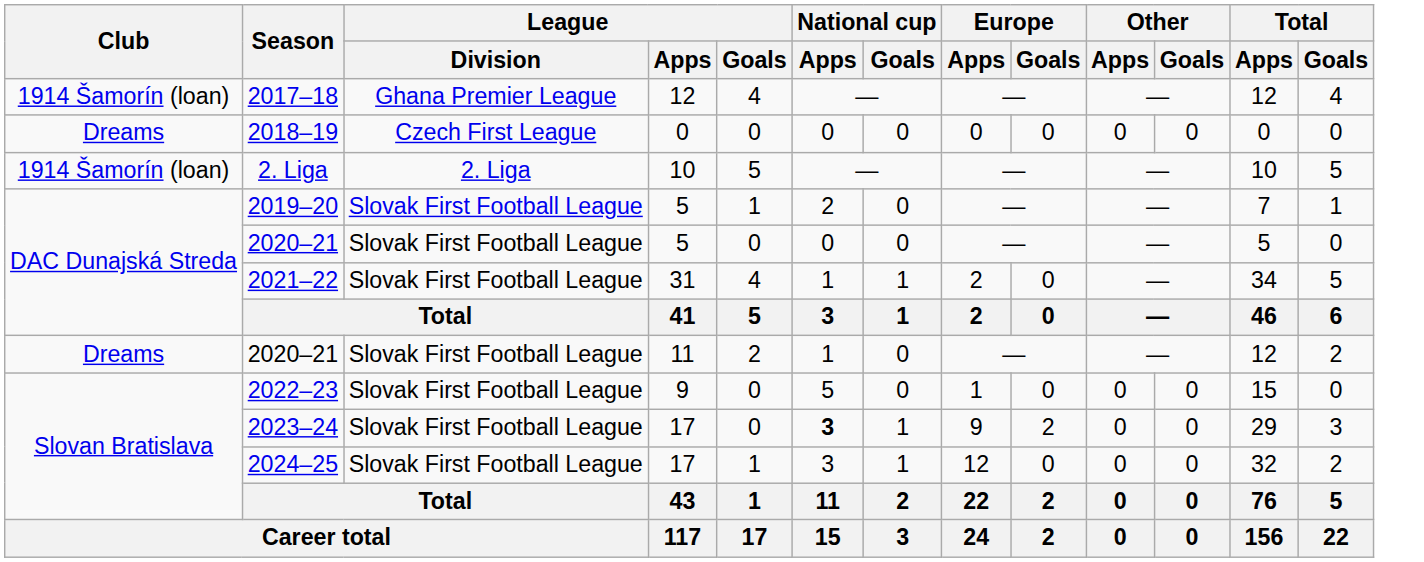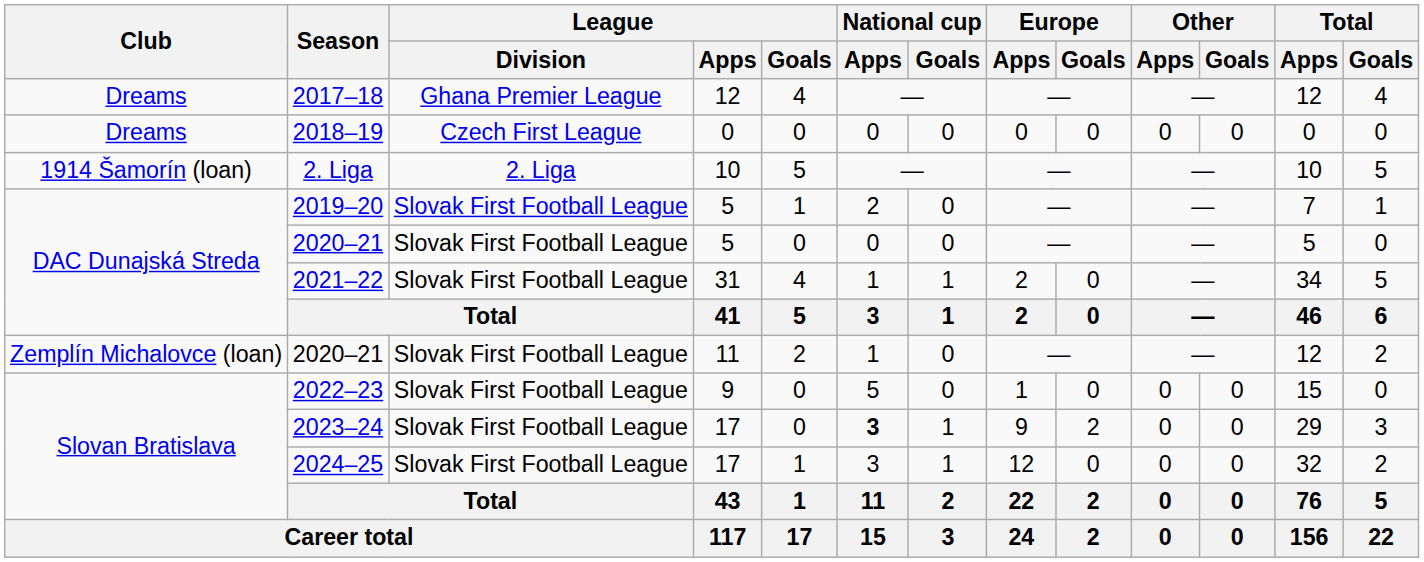(124, 96) 1914 Šamorín (loan) -> (146, 96) Dreams
(124, 354) Dreams -> (146, 354) Zemplín Michalovce (loan)
